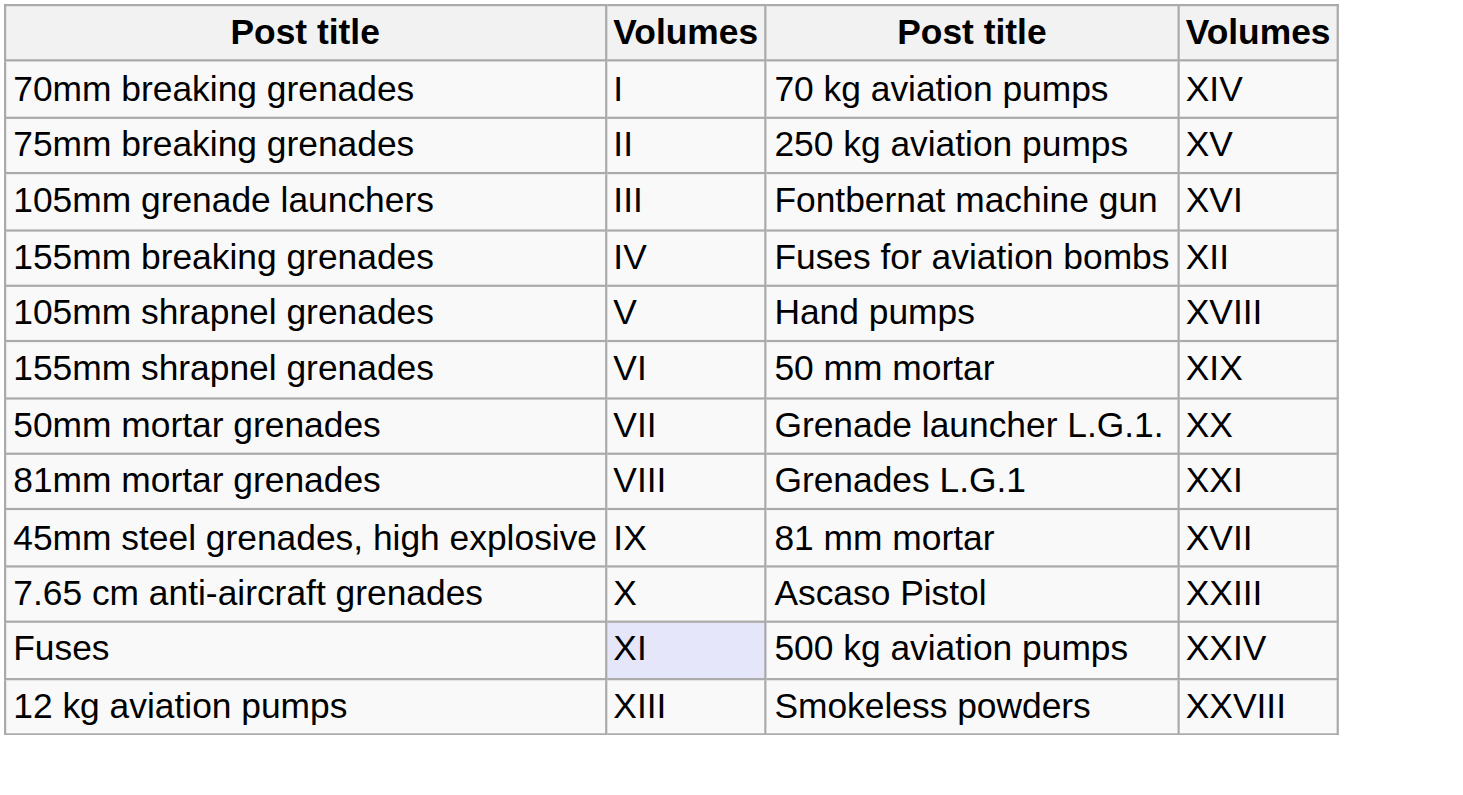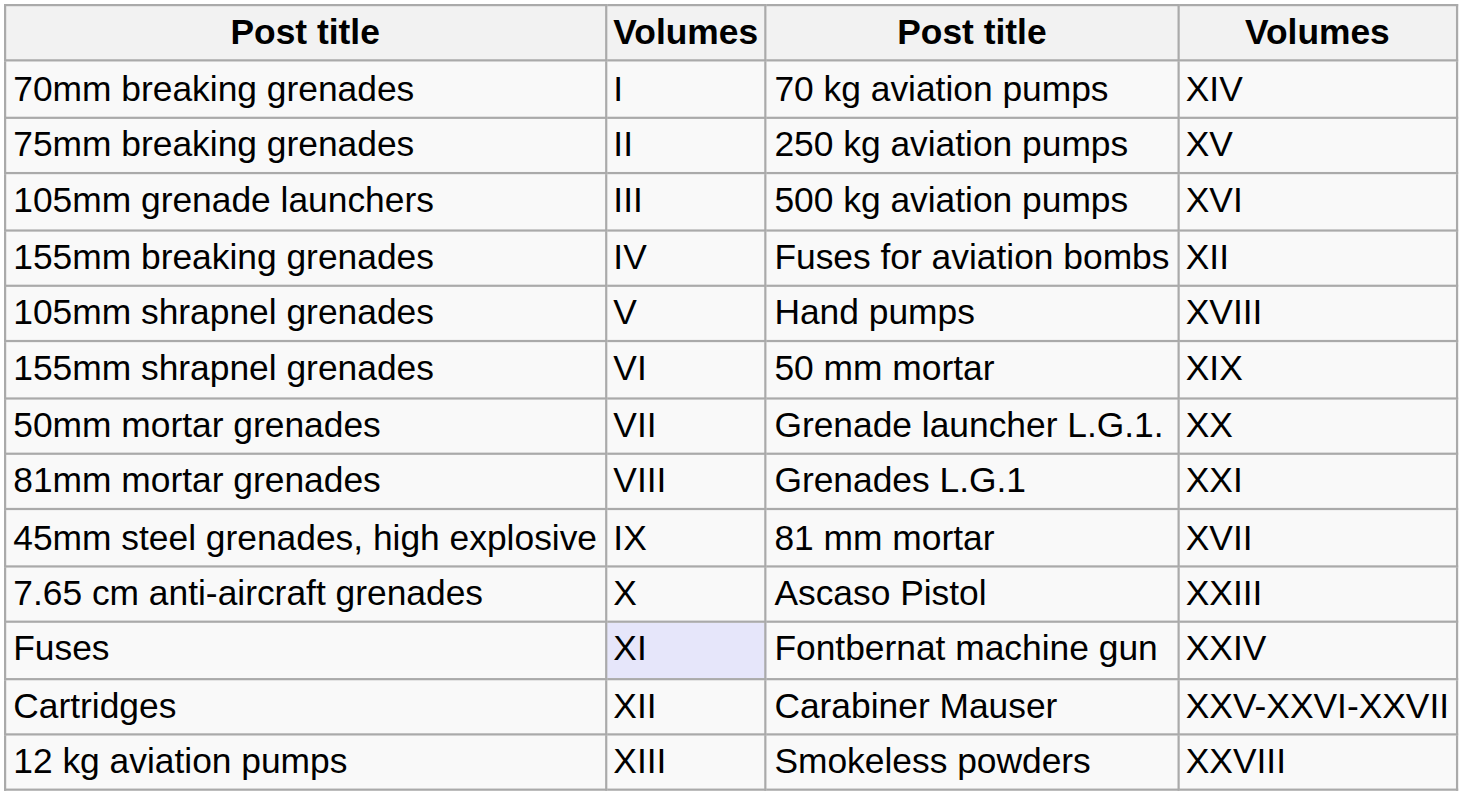(966, 200) Fontbernat machine gun -> (951, 200) 500 kg aviation pumps
(951, 649) 500 kg aviation pumps -> (966, 649) Fontbernat machine gun
+ row: (95, 705)
